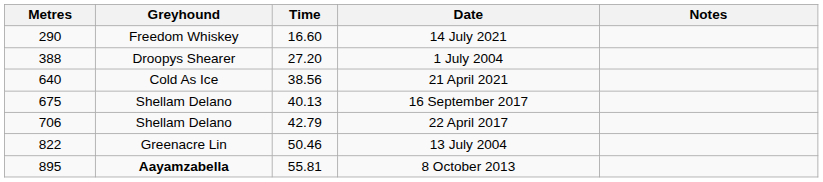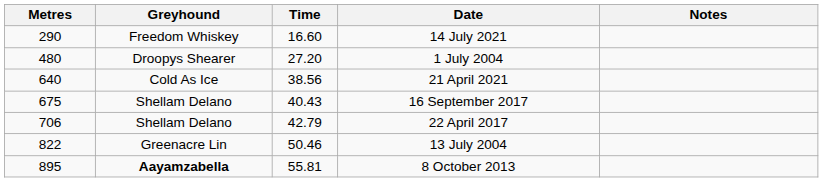(50, 58) 388 -> (50, 58) 480
(305, 101) 40.13 -> (305, 101) 40.43
